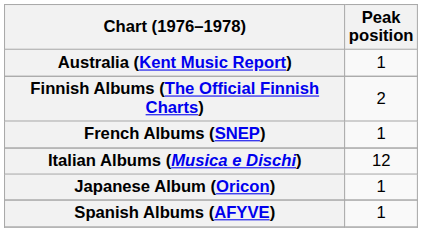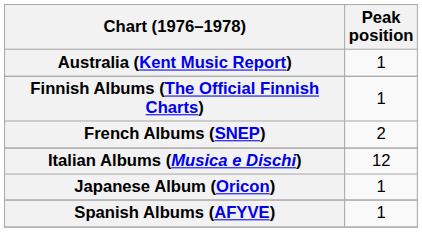(381, 98) 2 -> (381, 98) 1
(381, 134) 1 -> (381, 134) 2
